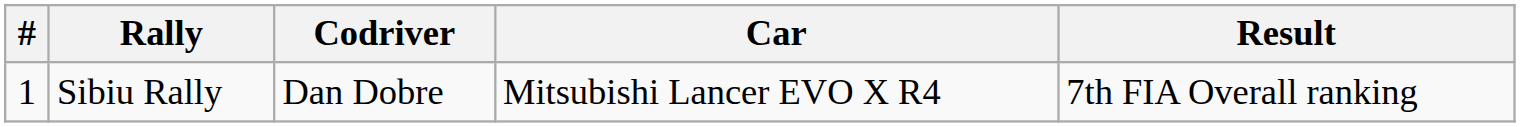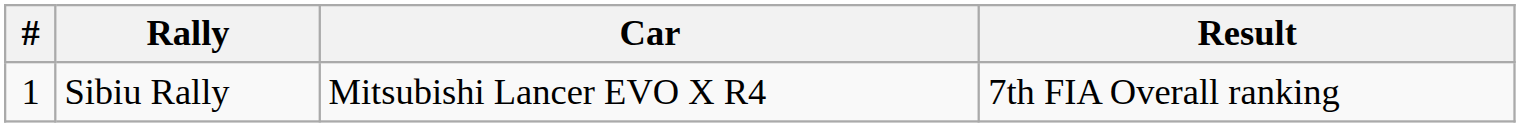- column: (384, 33)
